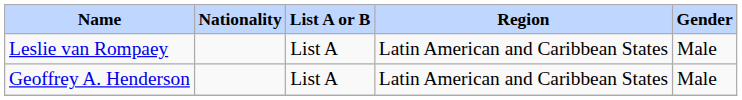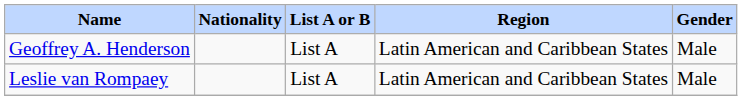rows swapped: (99, 79) <-> (89, 48)
